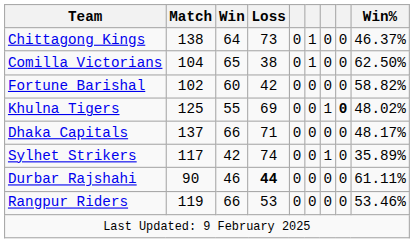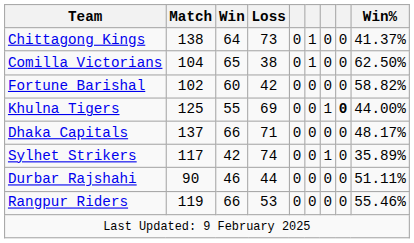(380, 40) 46.37% -> (380, 40) 41.37%
(380, 109) 48.02% -> (380, 109) 44.00%
(269, 179) bold -> (269, 179) normal
(380, 179) 61.11% -> (380, 179) 51.11%
(380, 203) 53.46% -> (380, 203) 55.46%
